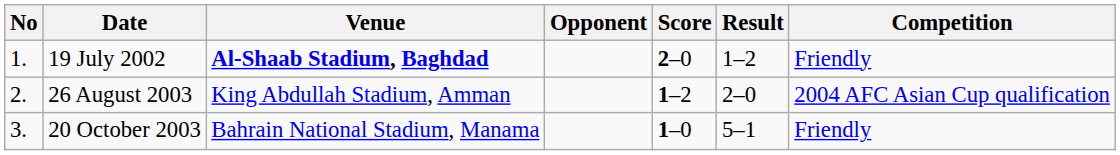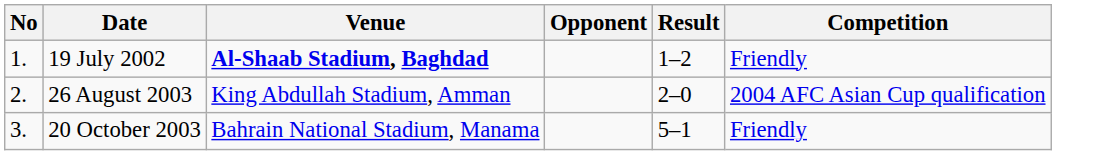- column: (685, 22)
